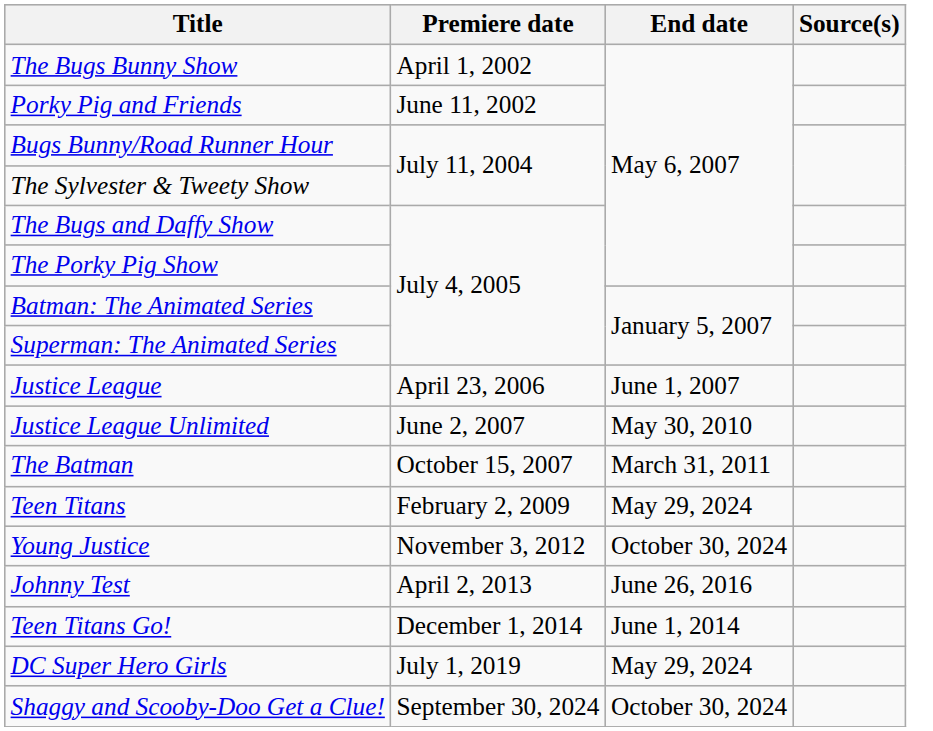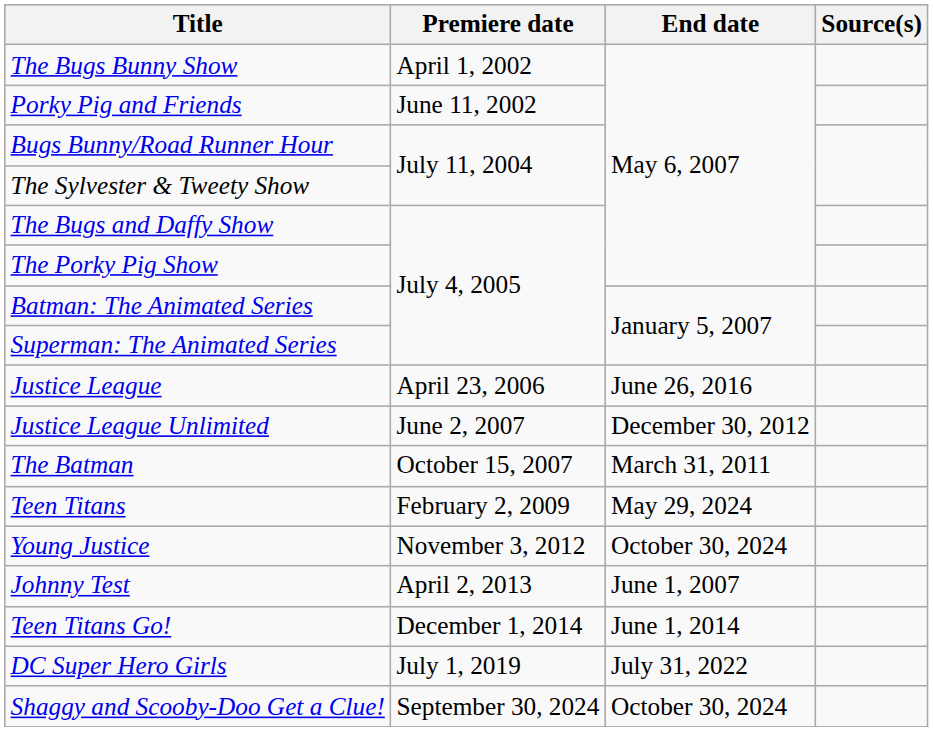(675, 385) June 1, 2007 -> (682, 385) June 26, 2016
(682, 425) May 30, 2010 -> (710, 425) December 30, 2012
(682, 585) June 26, 2016 -> (675, 585) June 1, 2007
(682, 666) May 29, 2024 -> (680, 666) July 31, 2022
